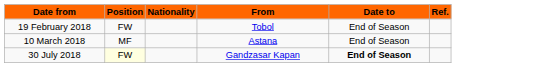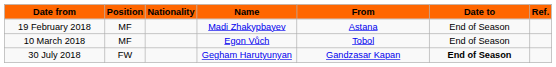+ column: (247, 12)
(125, 27) FW -> (125, 27) MF
(263, 27) Tobol -> (363, 27) Astana
(263, 41) Astana -> (363, 41) Tobol
(125, 56) lightyellow background -> (125, 56) no background
